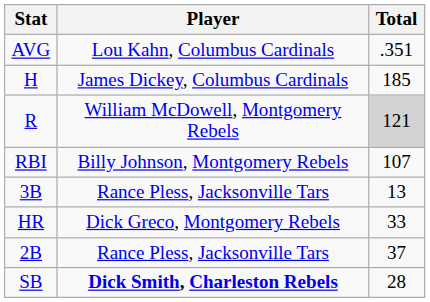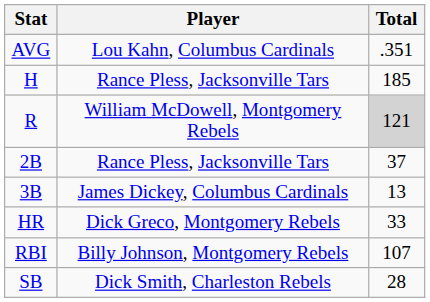(213, 79) James Dickey, Columbus Cardinals -> (213, 79) Rance Pless, Jacksonville Tars
rows swapped: (31, 252) <-> (31, 161)
(213, 191) Rance Pless, Jacksonville Tars -> (213, 191) James Dickey, Columbus Cardinals
(213, 282) bold -> (213, 282) normal
